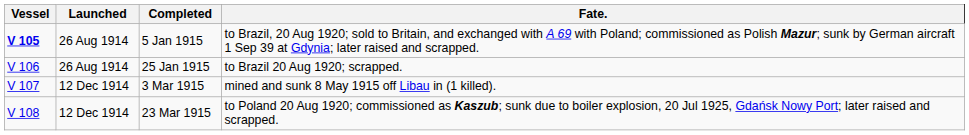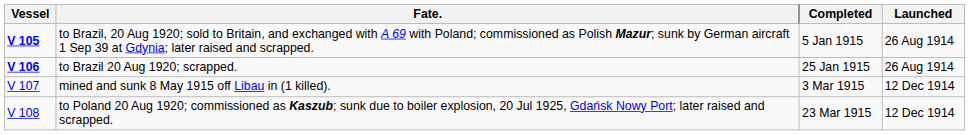columns swapped: (98, 14) <-> (593, 14)
(23, 67) normal -> (23, 67) bold
